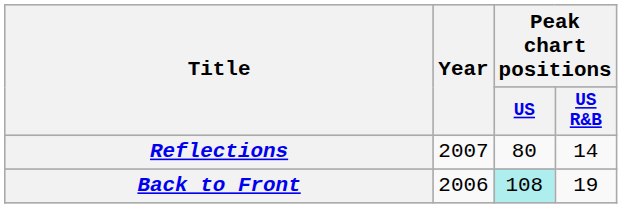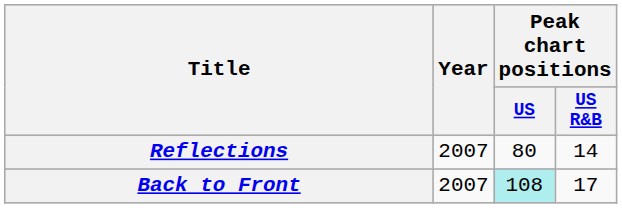(463, 186) 2006 -> (463, 186) 2007
(586, 186) 19 -> (586, 186) 17
